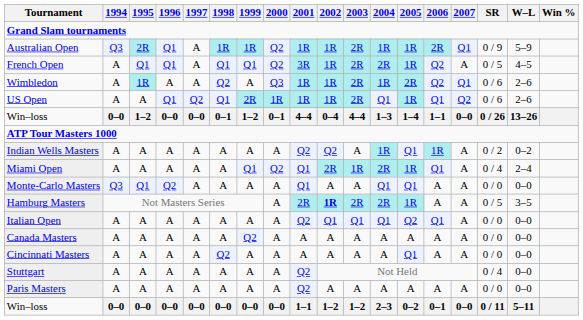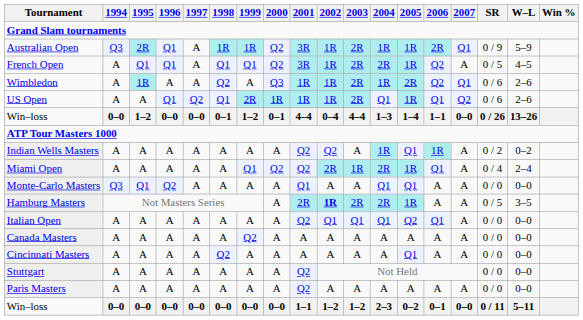(304, 47) 1R -> (304, 47) 3R
(304, 168) Q1 -> (304, 168) Q2
(492, 271) 0 / 4 -> (492, 271) 0 / 0
